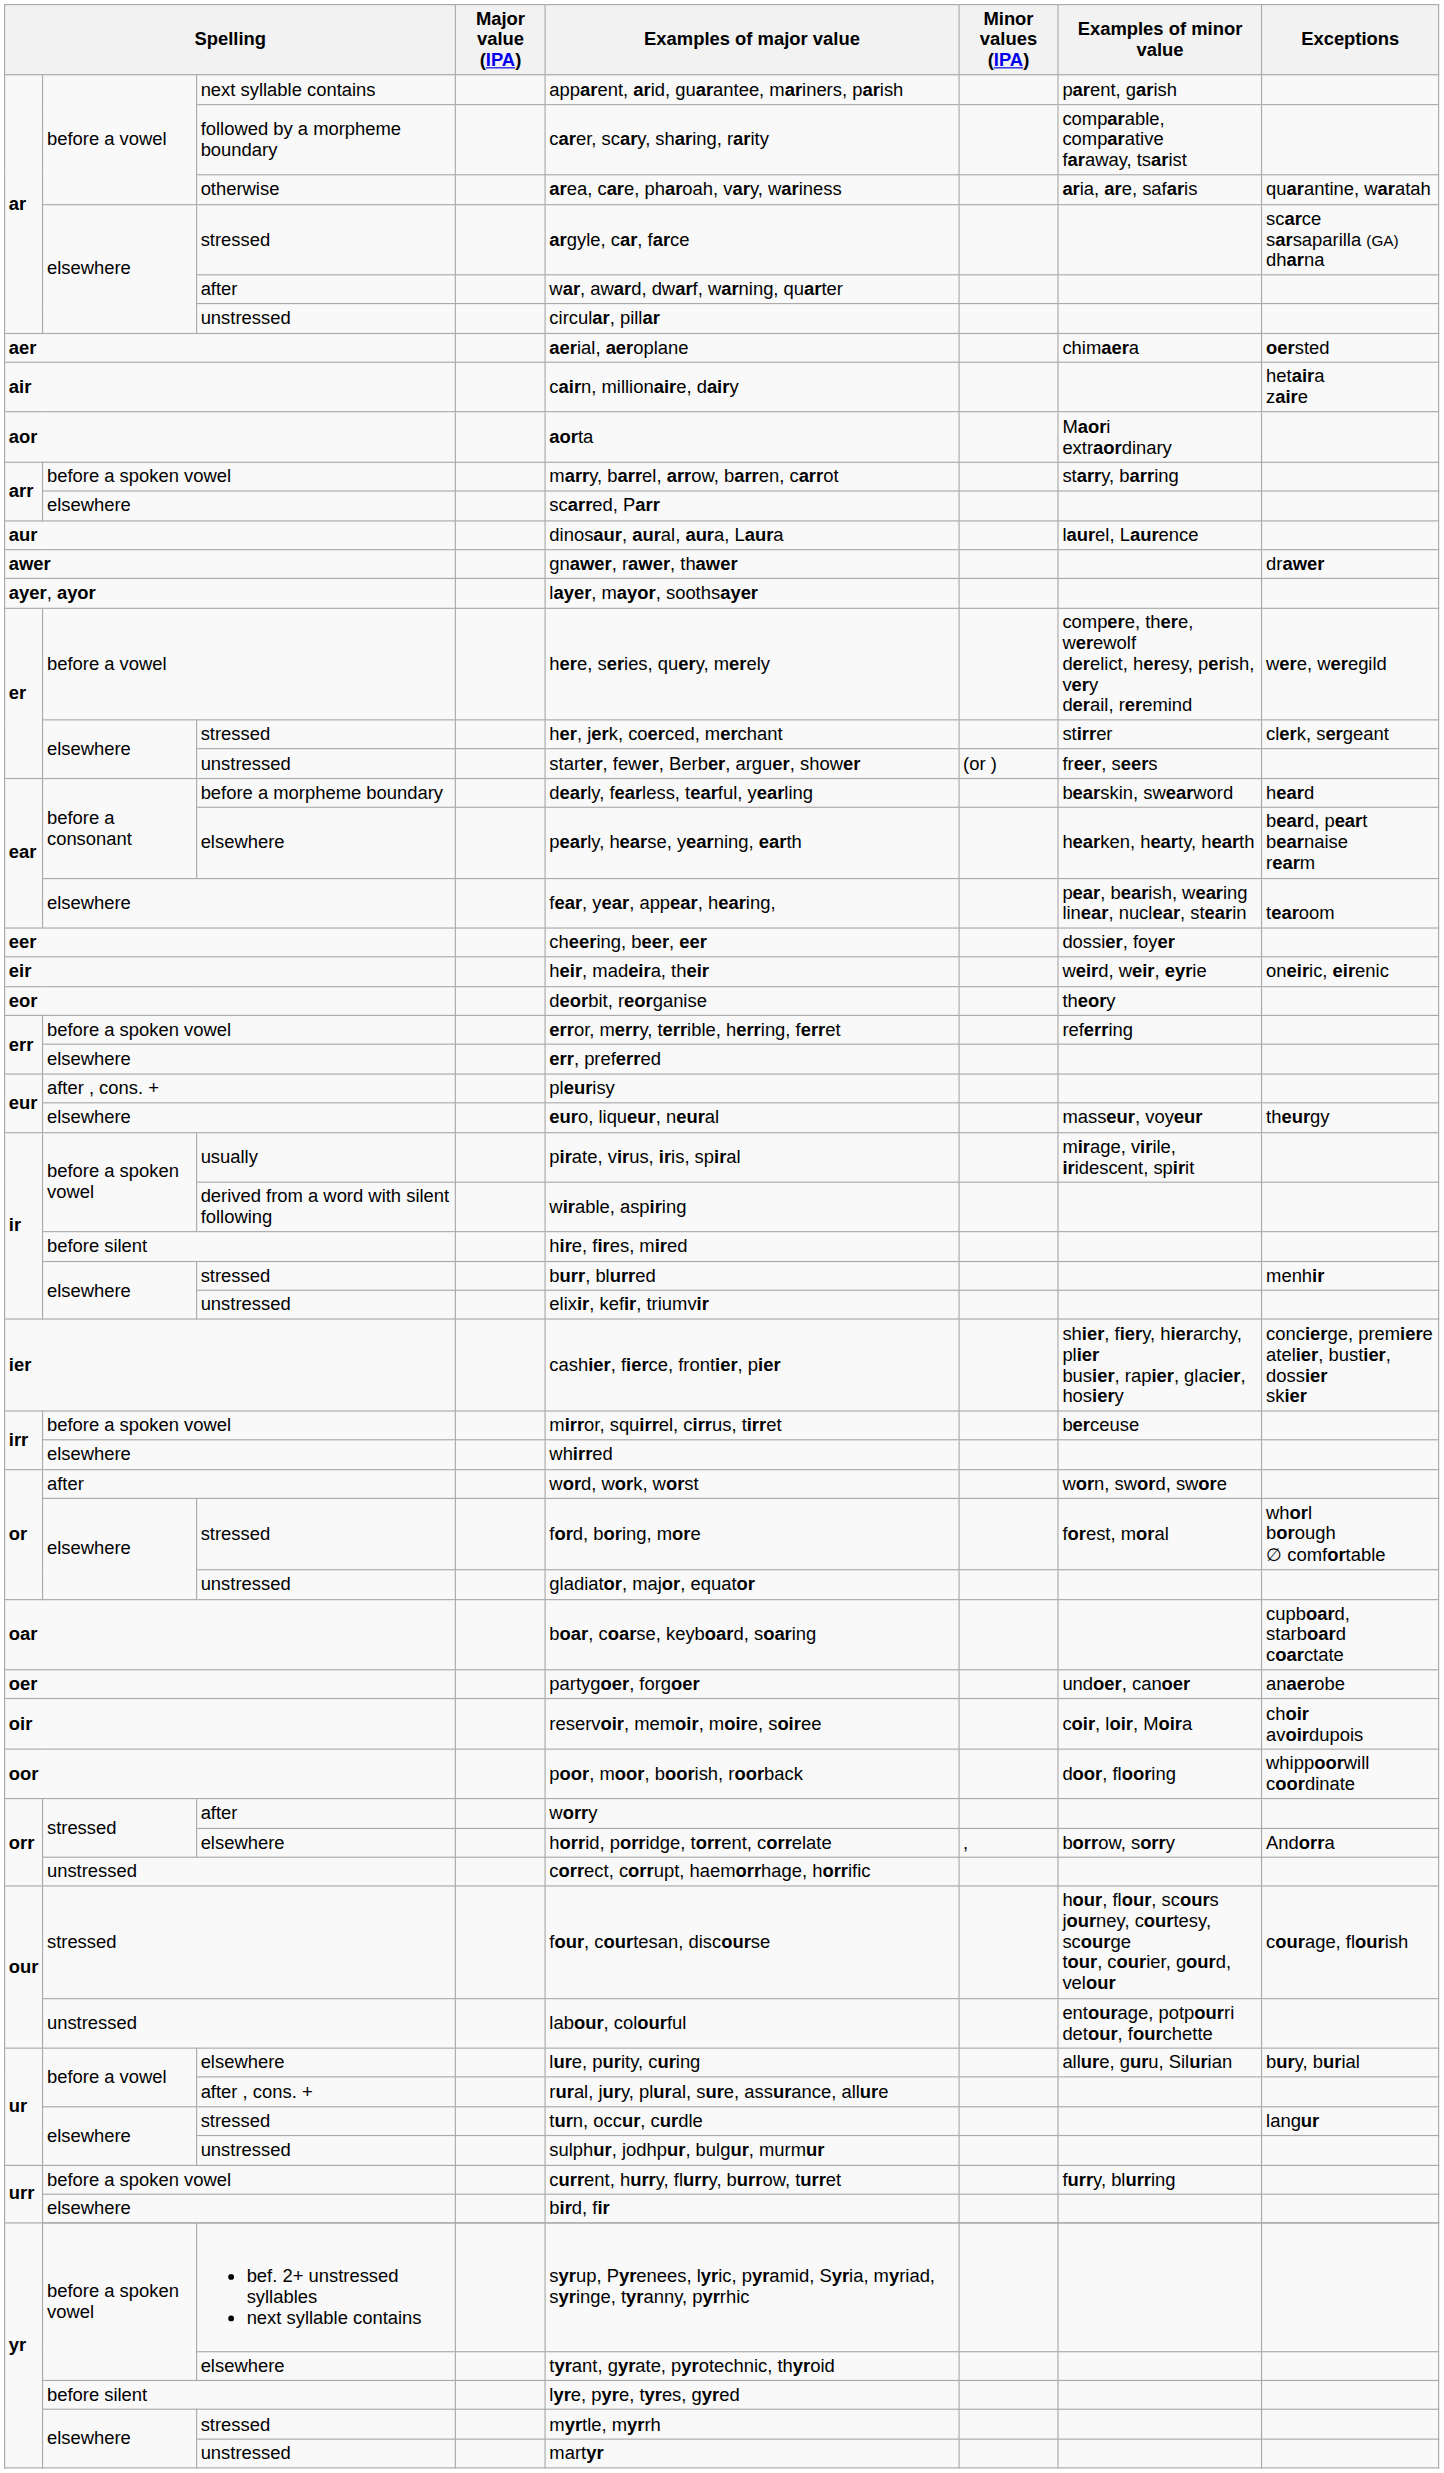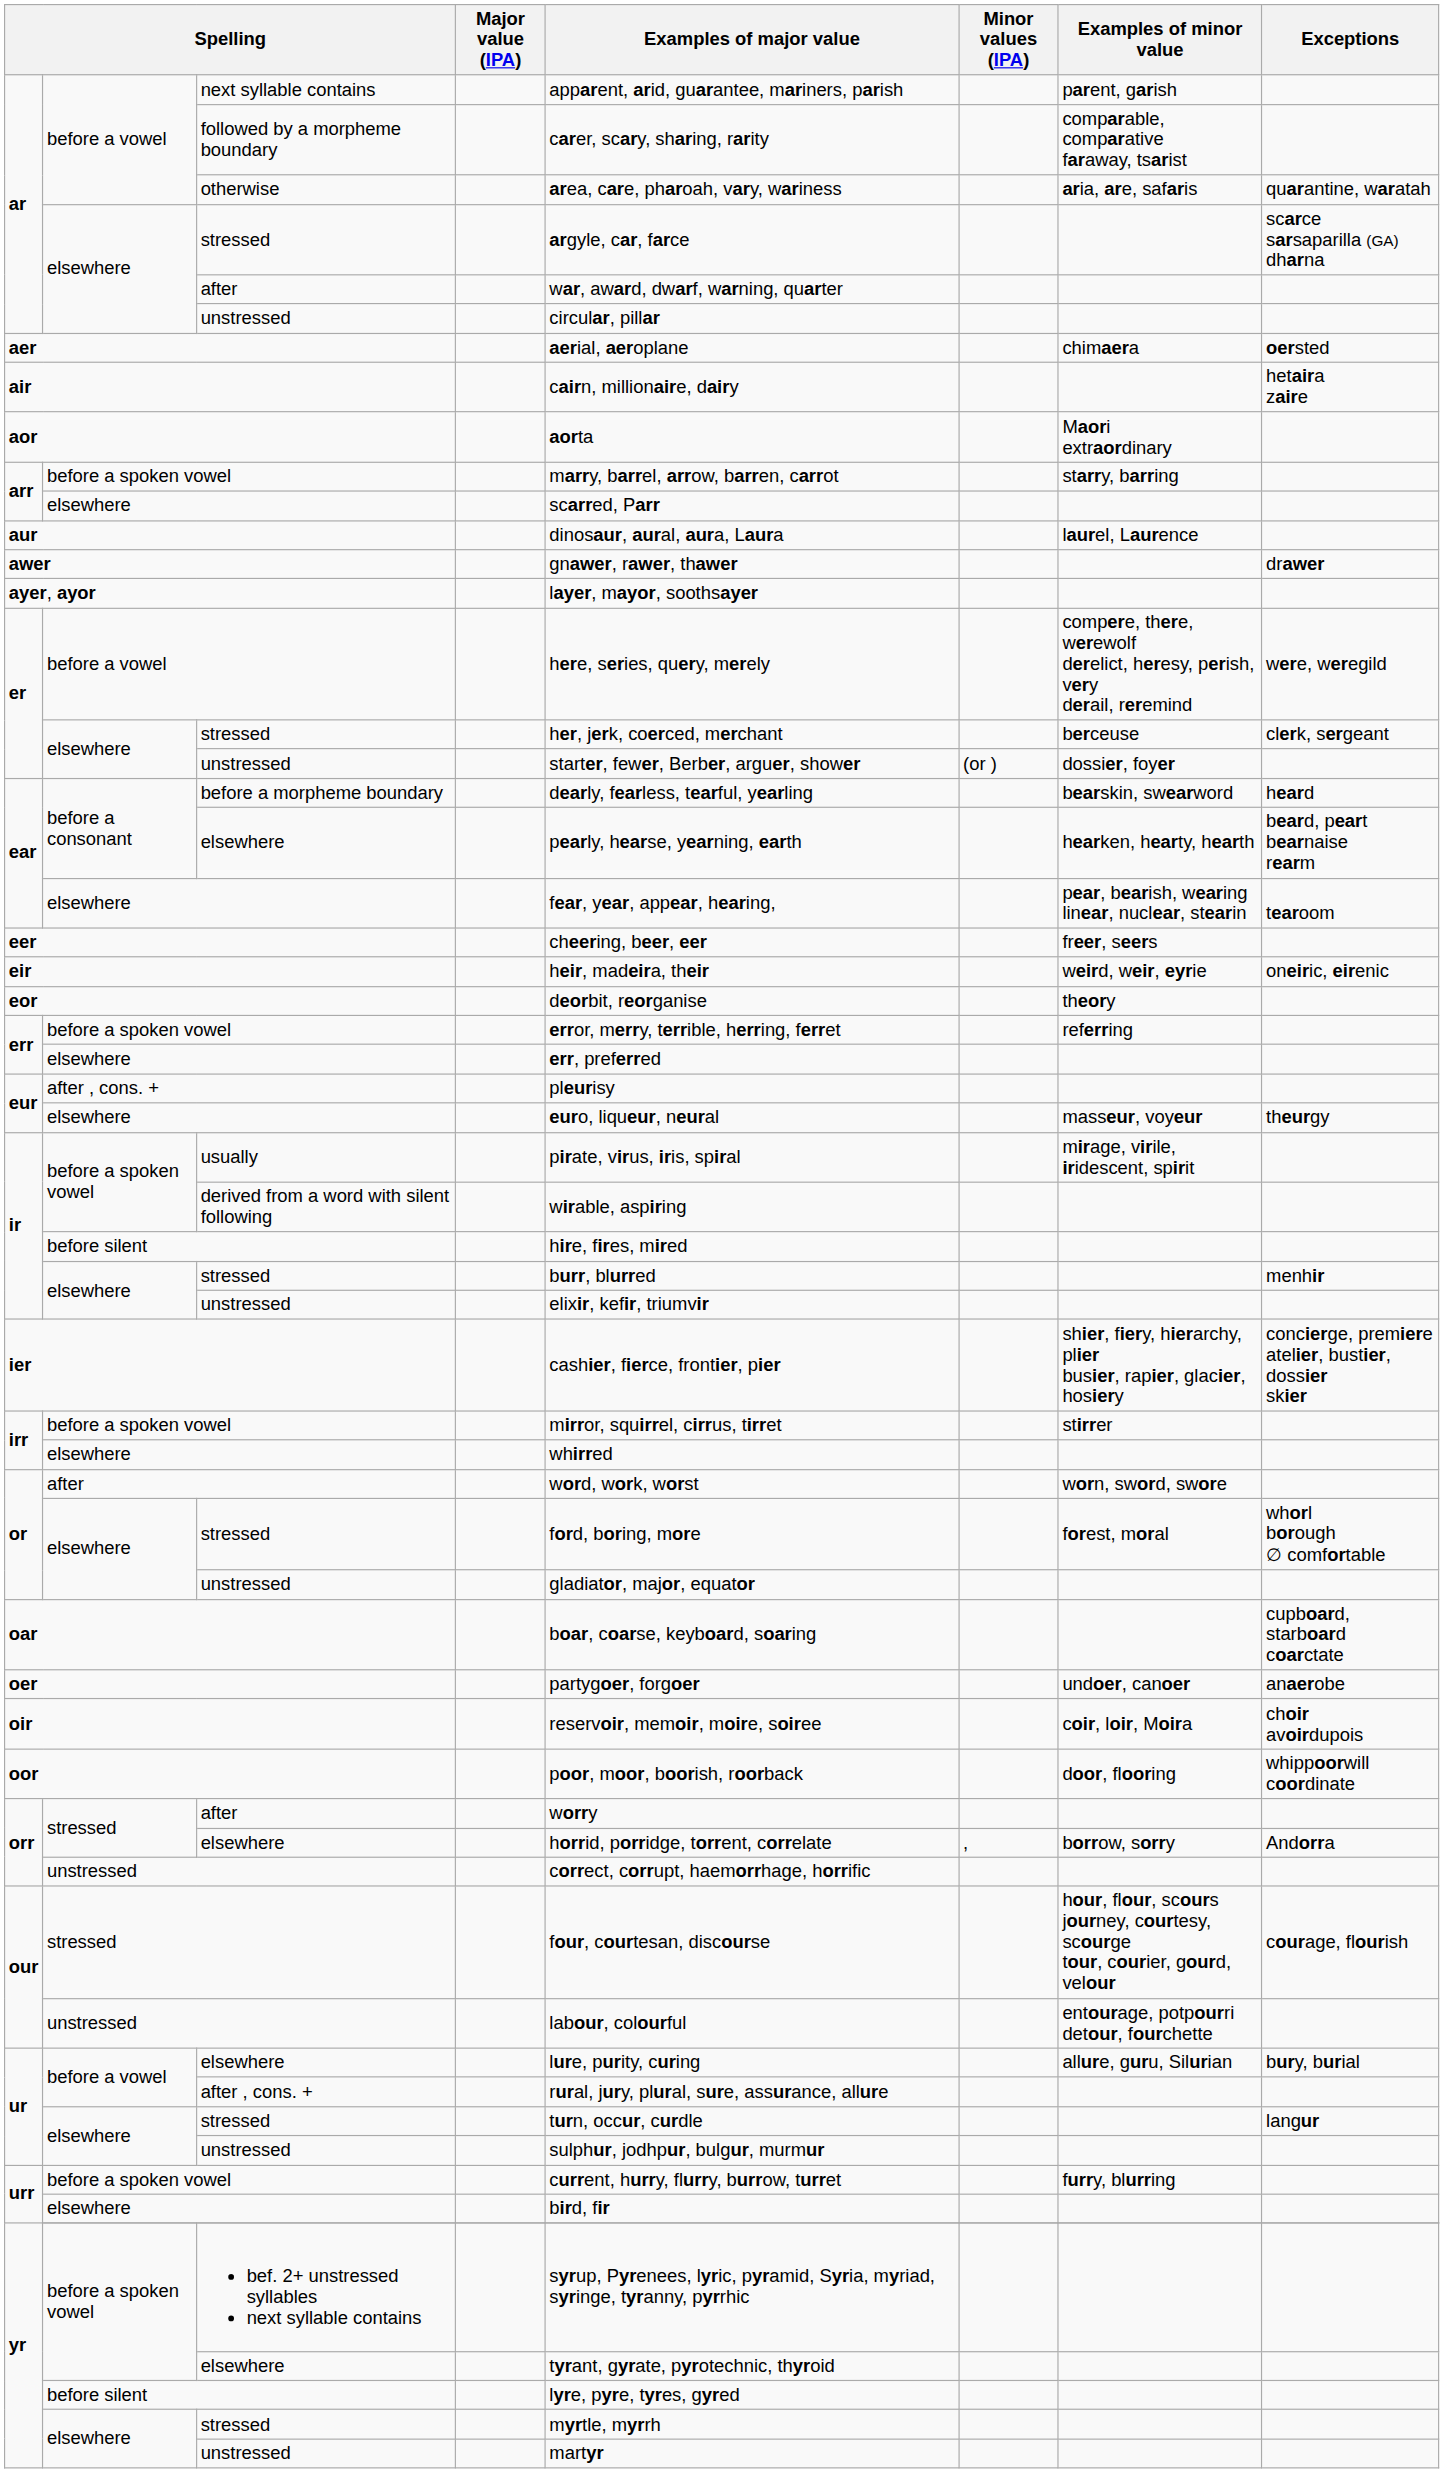(1087, 734) stirrer -> (1101, 734) berceuse
(1110, 763) freer, seers -> (1119, 763) dossier, foyer
(1119, 942) dossier, foyer -> (1110, 942) freer, seers
(1101, 1425) berceuse -> (1087, 1425) stirrer
